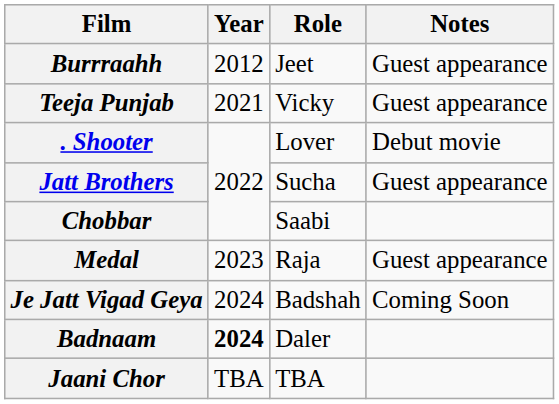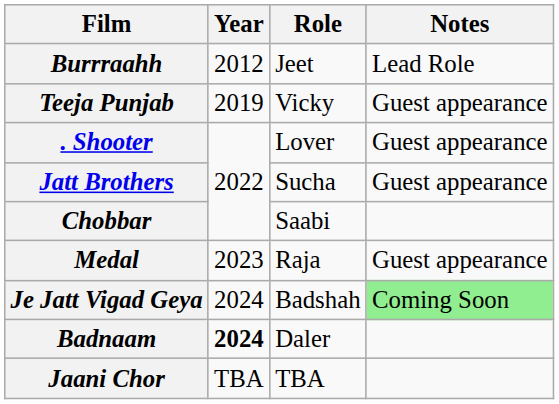(460, 63) Guest appearance -> (423, 63) Lead Role
(239, 102) 2021 -> (239, 102) 2019
(436, 142) Debut movie -> (460, 142) Guest appearance
(441, 299) no background -> (441, 299) lightgreen background
